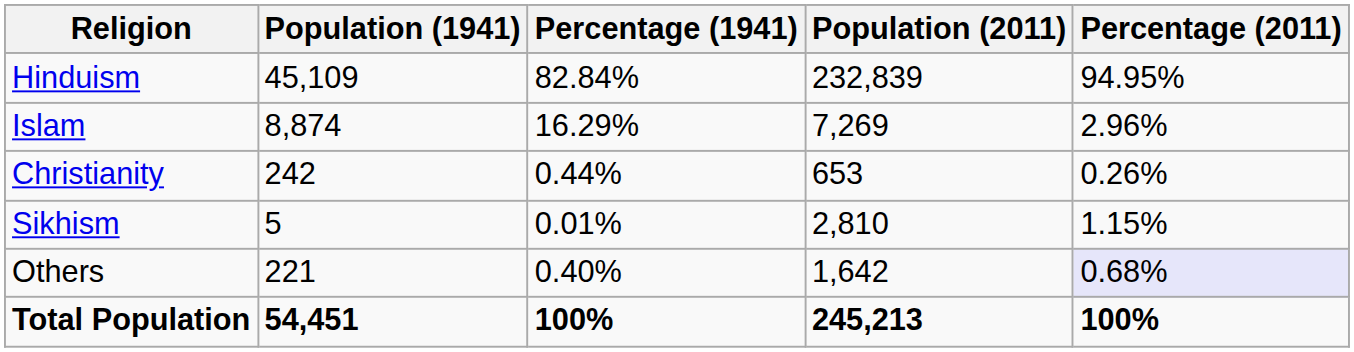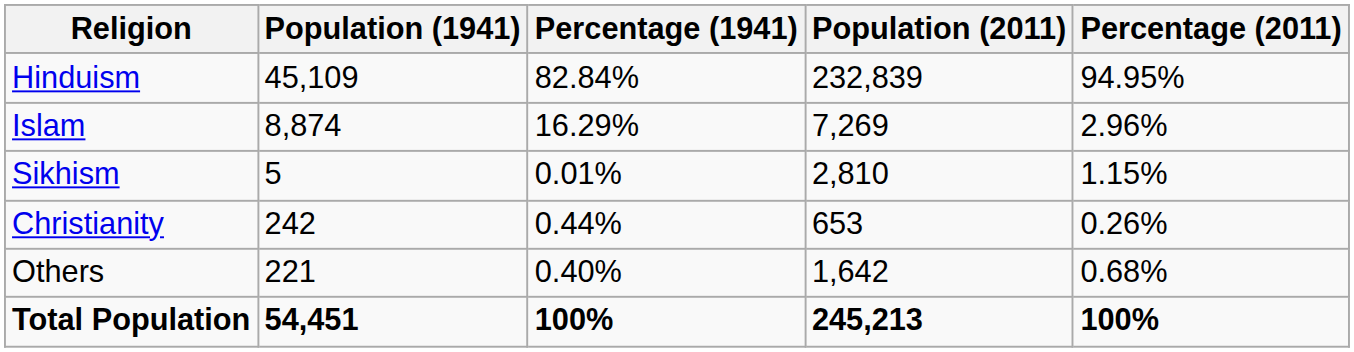rows swapped: (66, 223) <-> (88, 175)
(1124, 272) lavender background -> (1124, 272) no background
